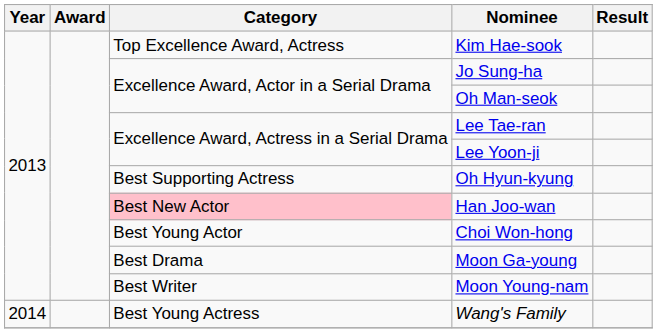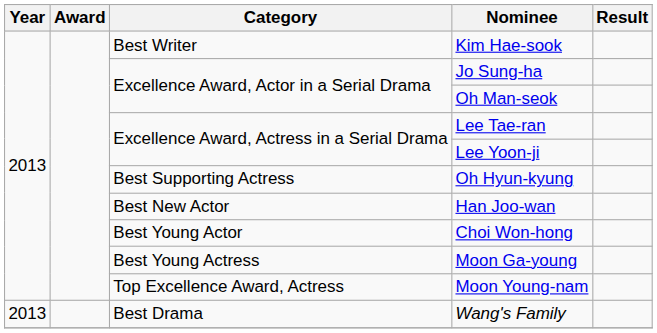(229, 44) Top Excellence Award, Actress -> (155, 44) Best Writer
(171, 206) pink background -> (171, 206) no background
(158, 260) Best Drama -> (186, 260) Best Young Actress
(155, 286) Best Writer -> (229, 286) Top Excellence Award, Actress
(27, 313) 2014 -> (27, 313) 2013
(186, 313) Best Young Actress -> (158, 313) Best Drama
